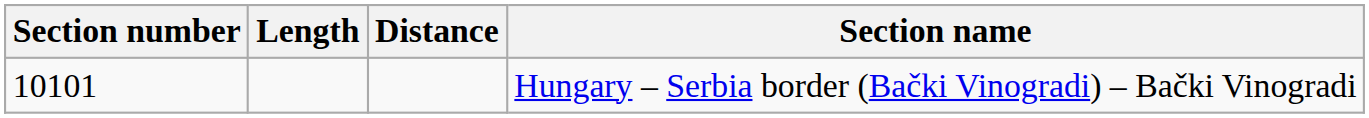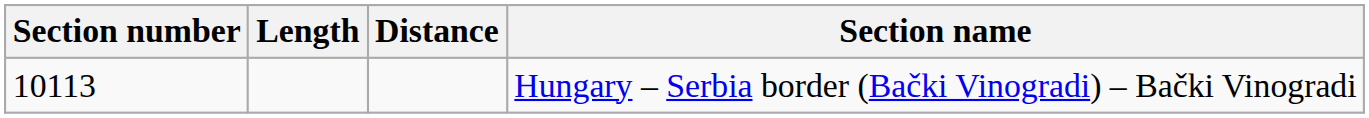(55, 84) 10101 -> (54, 84) 10113
